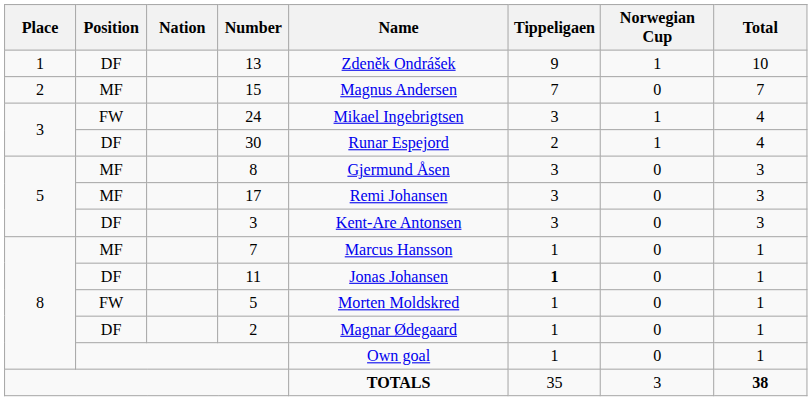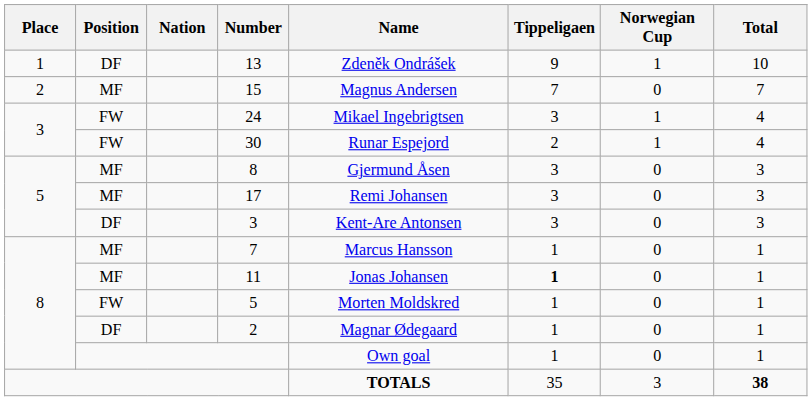(111, 143) DF -> (111, 143) FW
(111, 276) DF -> (111, 276) MF
